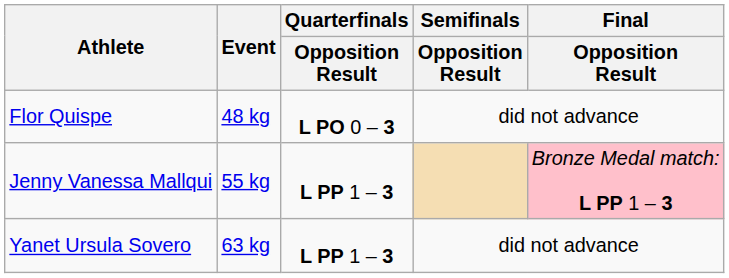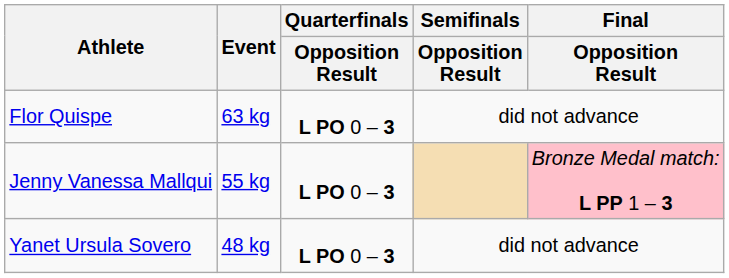(246, 117) 48 kg -> (246, 117) 63 kg
(347, 192) L PP 1 – 3 -> (347, 192) L PO 0 – 3
(246, 246) 63 kg -> (246, 246) 48 kg
(347, 257) L PP 1 – 3 -> (347, 257) L PO 0 – 3
